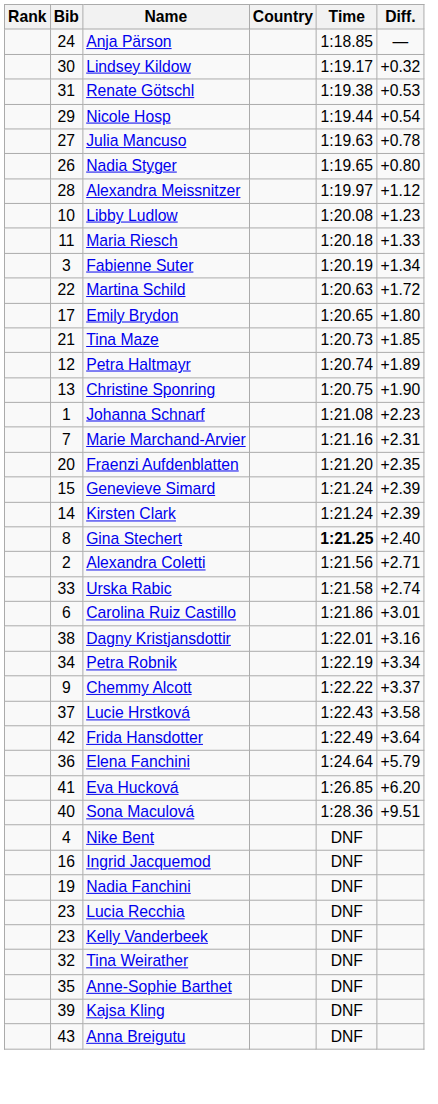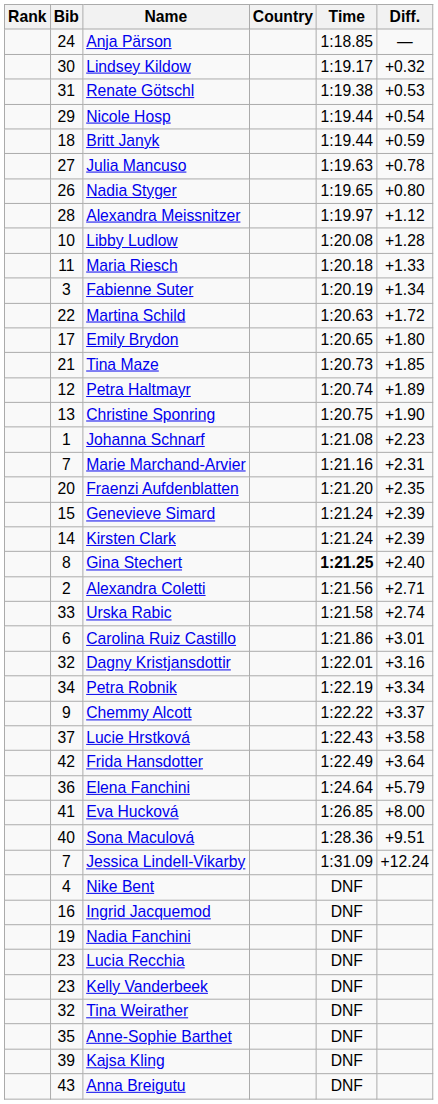+ row: (123, 141)
(400, 215) +1.23 -> (405, 240) +1.28
(66, 638) 38 -> (66, 663) 32
(400, 787) +6.20 -> (405, 812) +8.00
+ row: (166, 862)
